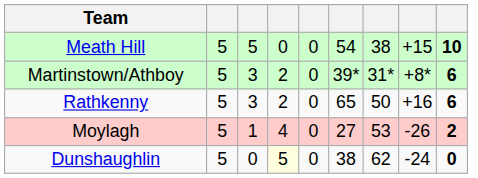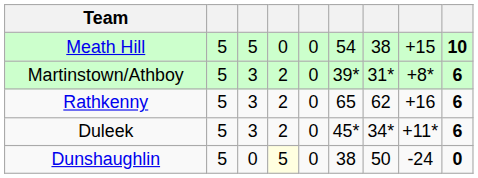(381, 103) 50 -> (381, 103) 62
+ row: (106, 131)
- row: (106, 131)
(381, 159) 62 -> (381, 159) 50
